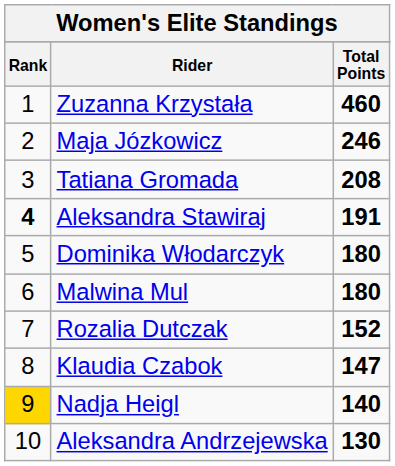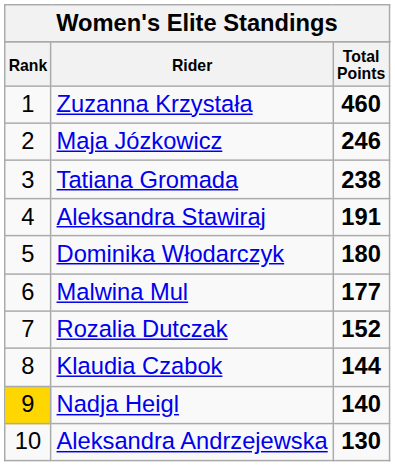(361, 179) 208 -> (361, 179) 238
(28, 216) bold -> (28, 216) normal
(361, 291) 180 -> (361, 291) 177
(361, 367) 147 -> (361, 367) 144
